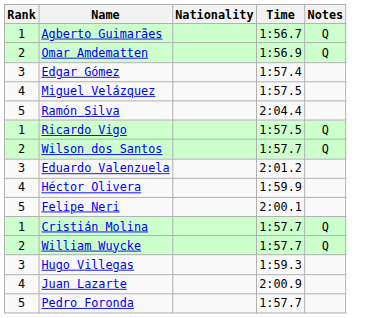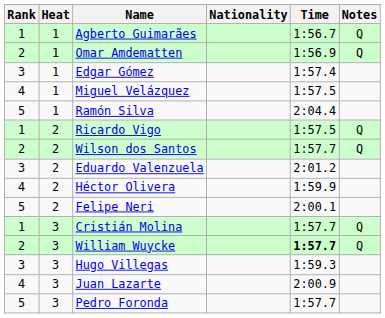+ column: (56, 14)
(281, 245) normal -> (315, 245) bold
